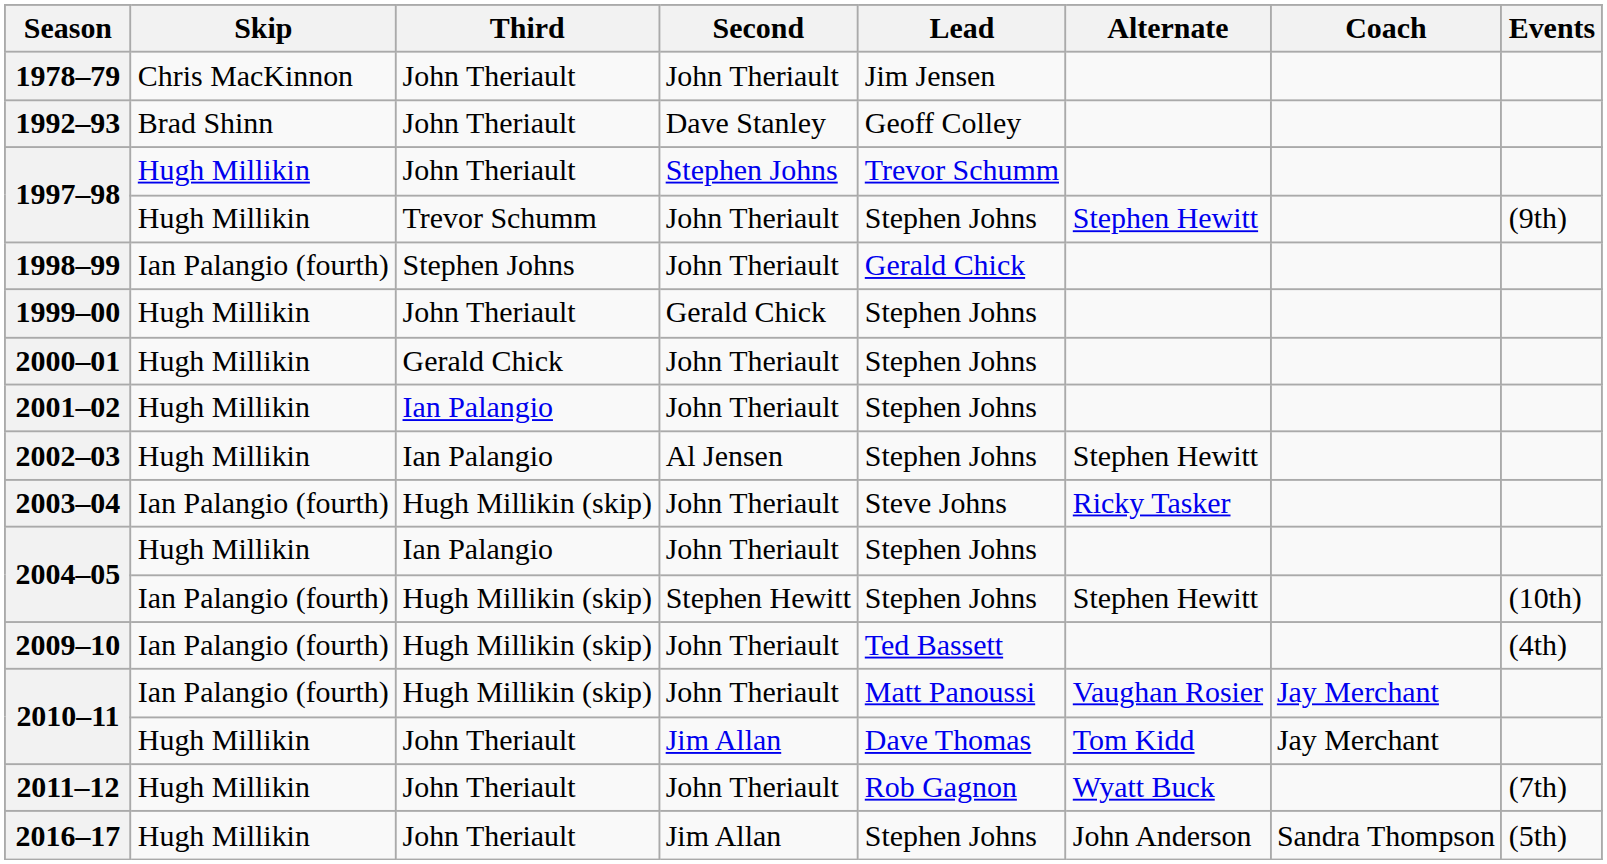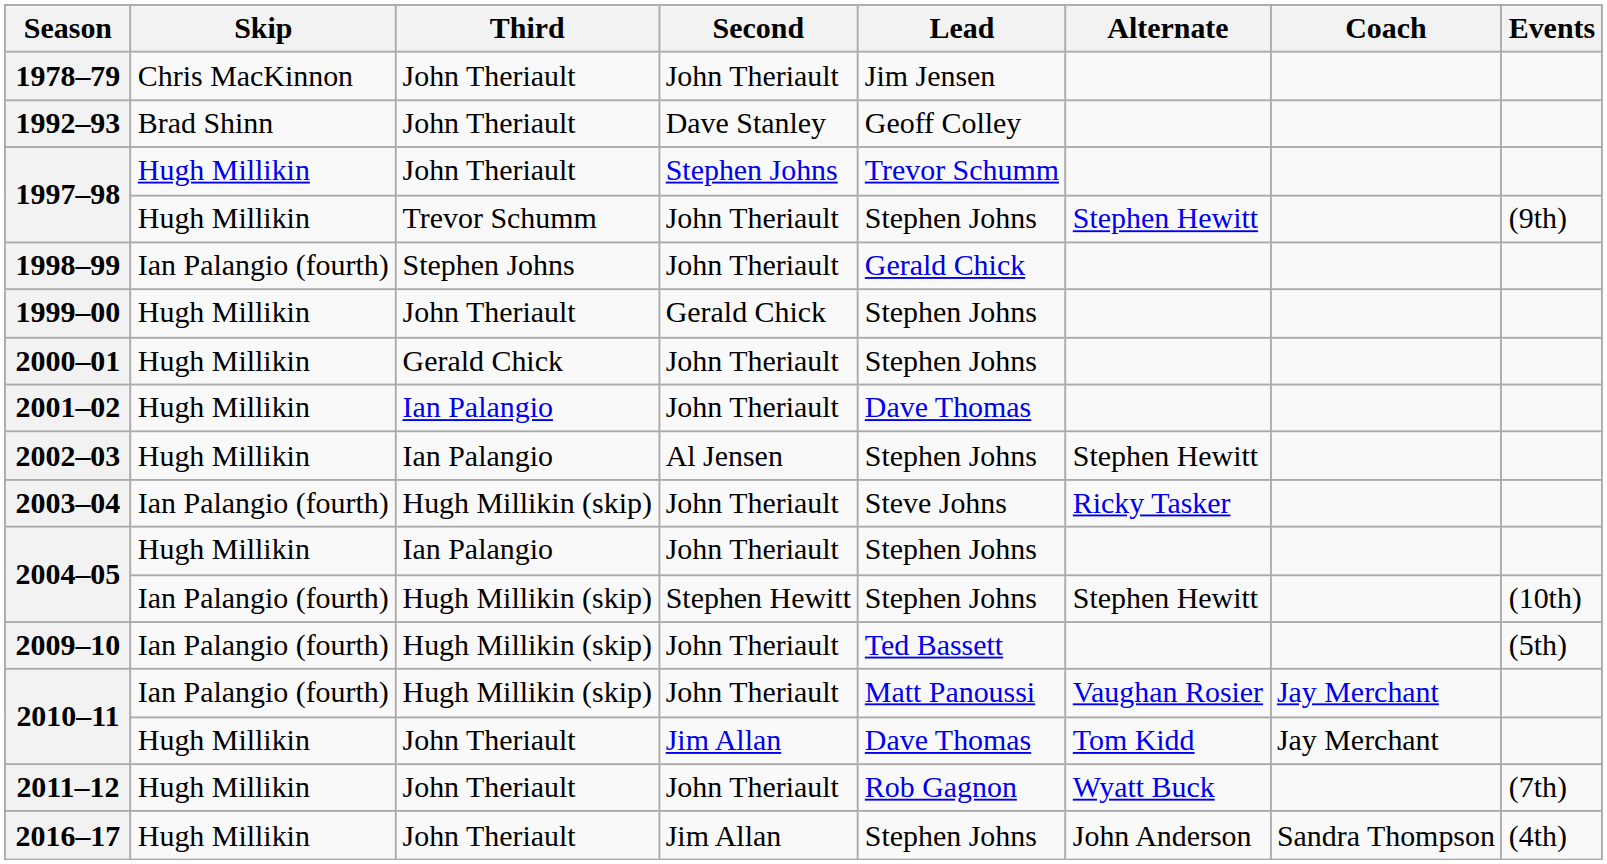(951, 407) Stephen Johns -> (948, 407) Dave Thomas
(1538, 645) (4th) -> (1538, 645) (5th)
(1538, 834) (5th) -> (1538, 834) (4th)
